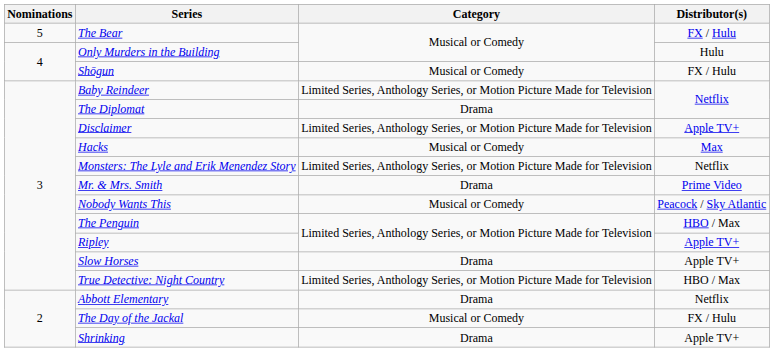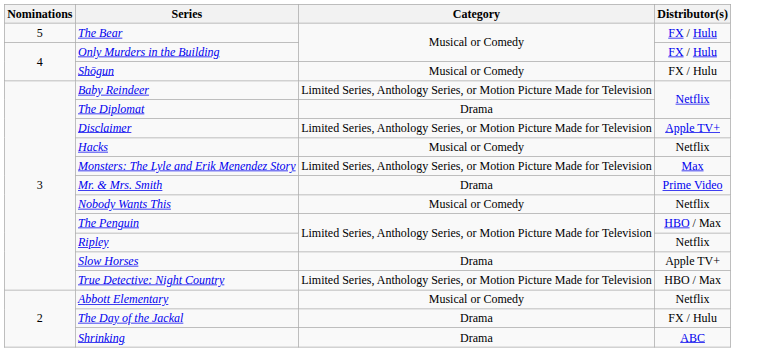(712, 52) Hulu -> (693, 52) FX / Hulu
(712, 147) Max -> (693, 147) Netflix
(712, 166) Netflix -> (693, 166) Max
(712, 204) Peacock / Sky Atlantic -> (693, 204) Netflix
(712, 242) Apple TV+ -> (693, 242) Netflix
(476, 299) Drama -> (476, 299) Musical or Comedy
(476, 318) Musical or Comedy -> (476, 318) Drama
(712, 337) Apple TV+ -> (693, 337) ABC
